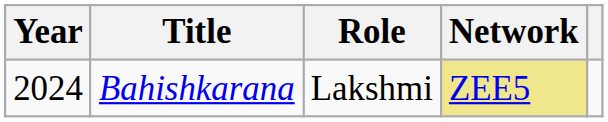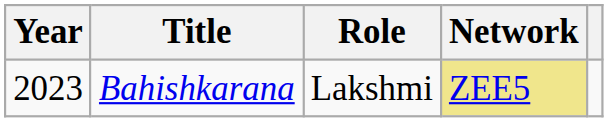(48, 87) 2024 -> (48, 87) 2023
